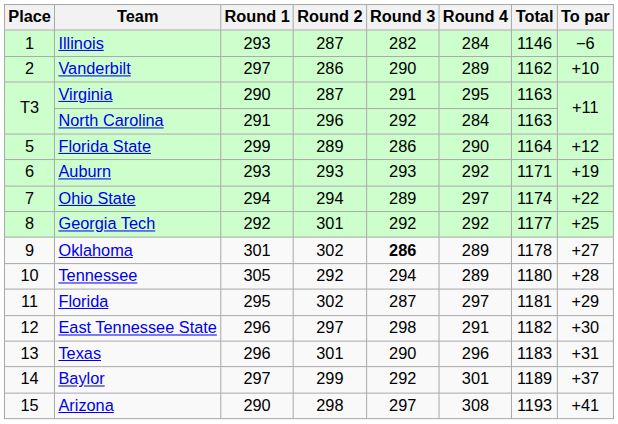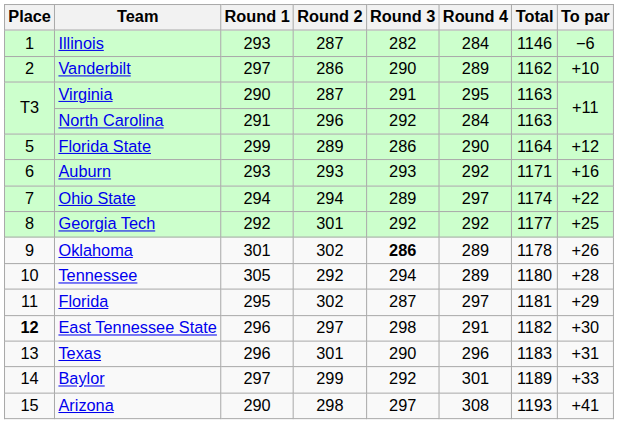(585, 172) +19 -> (585, 172) +16
(585, 250) +27 -> (585, 250) +26
(30, 328) normal -> (30, 328) bold
(585, 379) +37 -> (585, 379) +33
